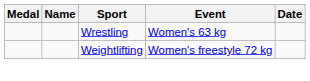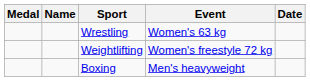+ row: (98, 68)
